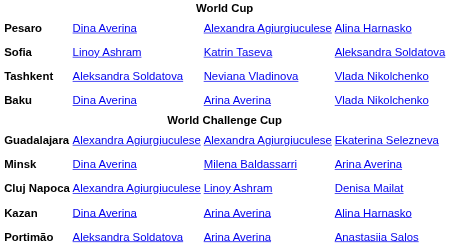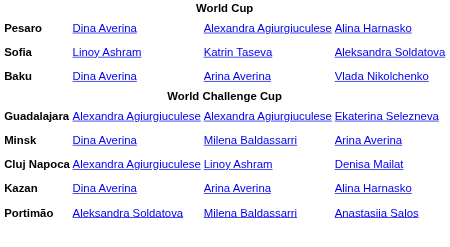- row: (29, 76)
(237, 237) Arina Averina -> (250, 213) Milena Baldassarri
